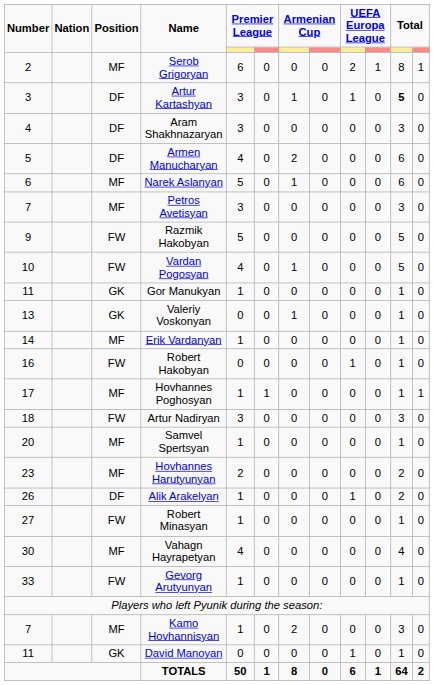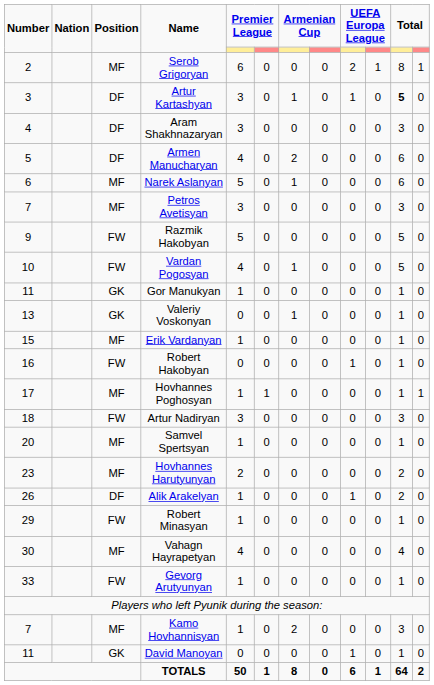(28, 339) 14 -> (28, 339) 15
(28, 520) 27 -> (28, 520) 29
